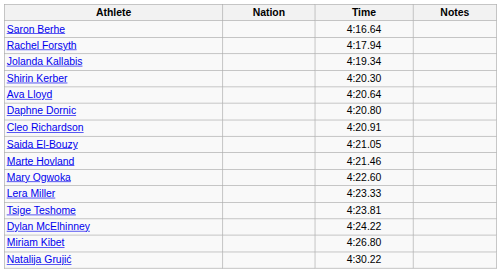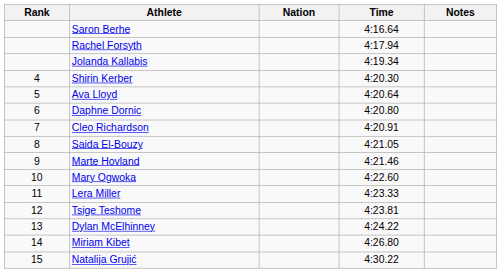+ column: (37, 12)
